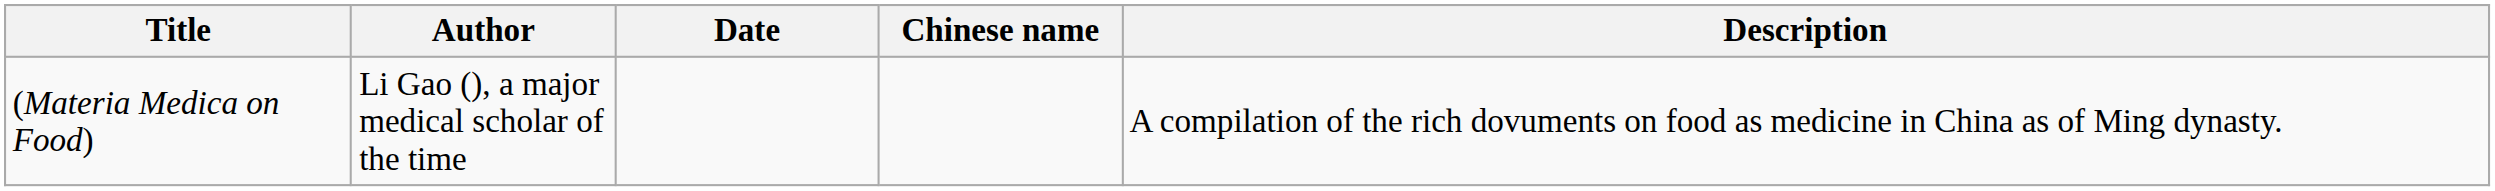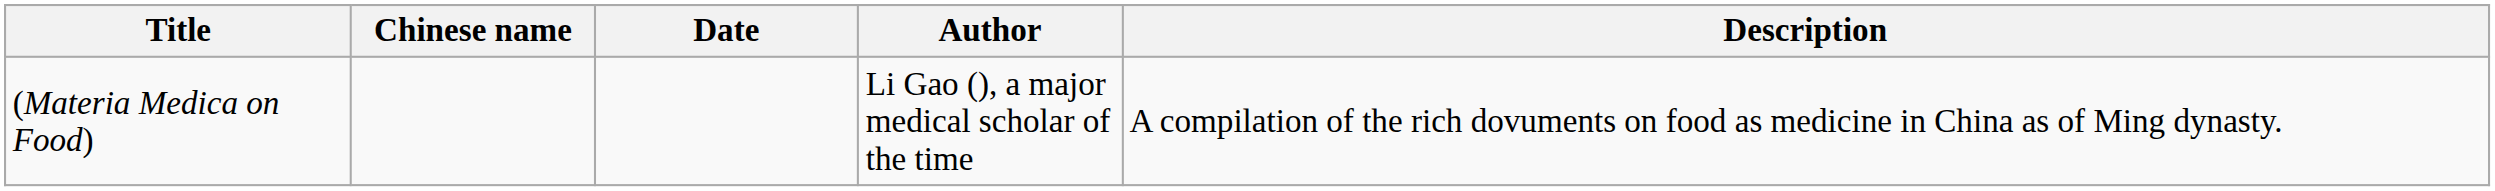columns swapped: (1000, 30) <-> (483, 30)
